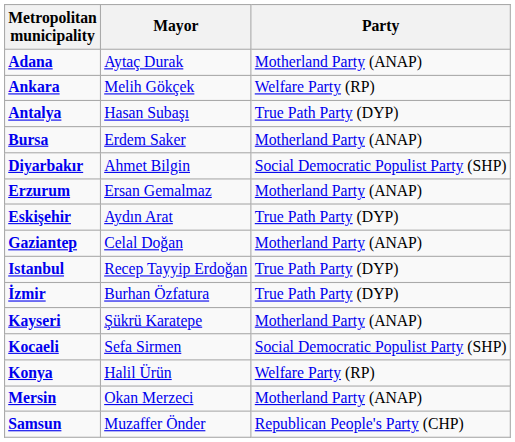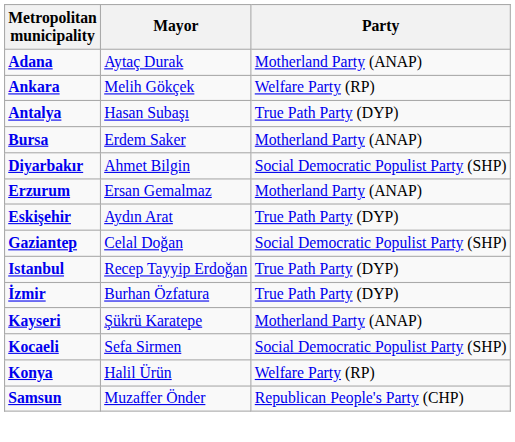(338, 243) Motherland Party (ANAP) -> (381, 243) Social Democratic Populist Party (SHP)
- row: (32, 398)
